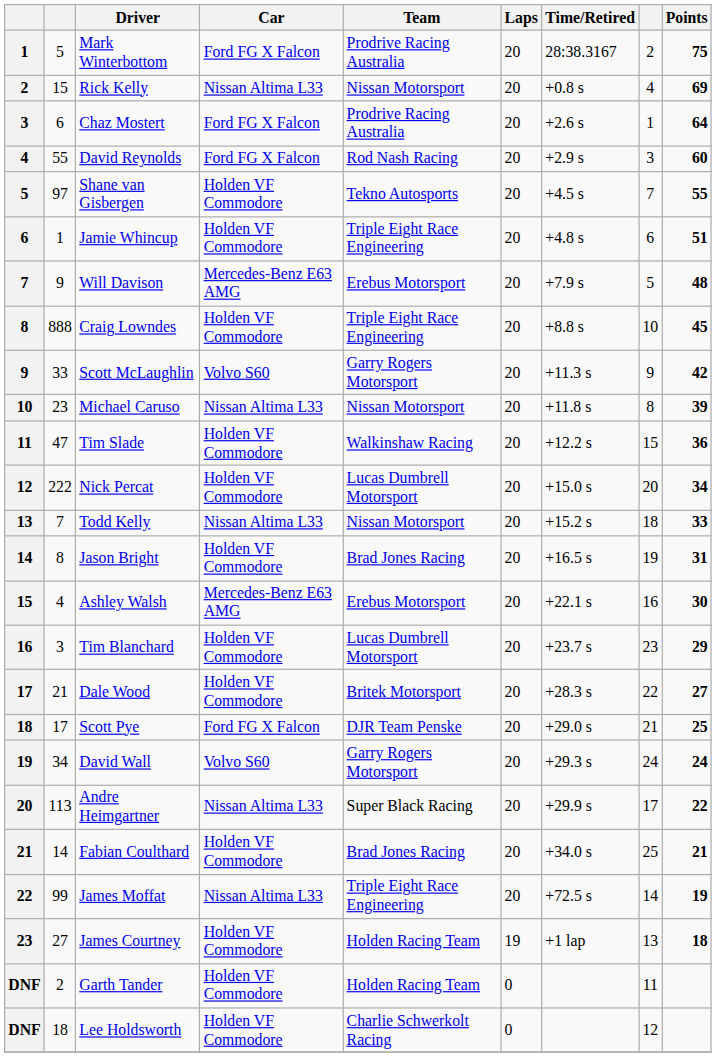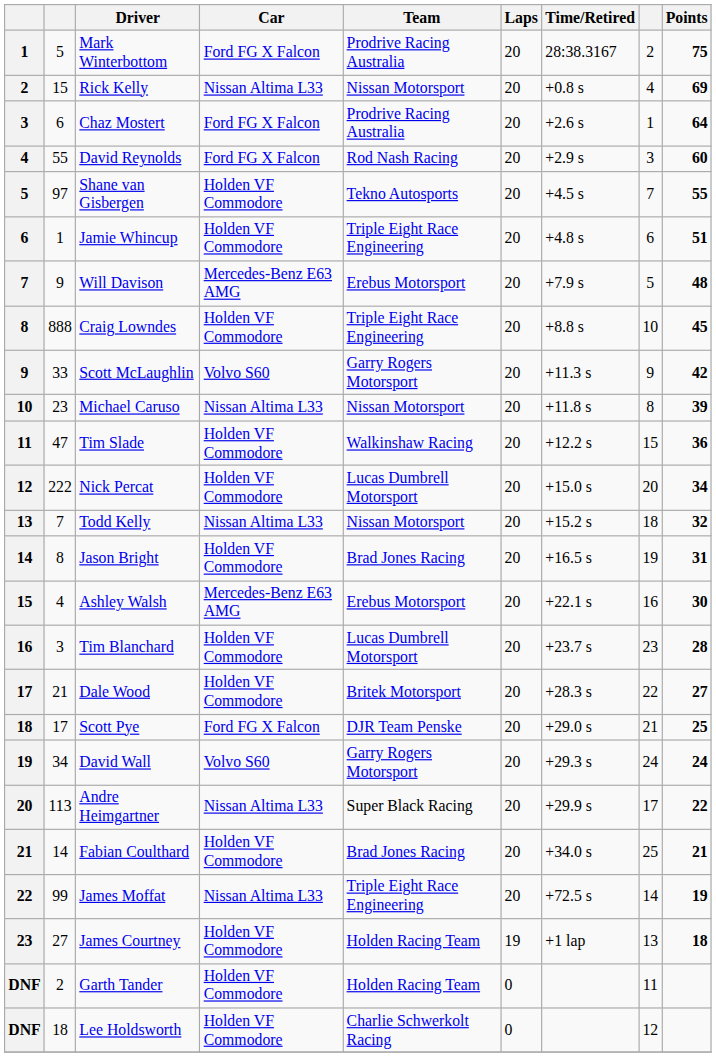(700, 522) 33 -> (700, 522) 32
(700, 646) 29 -> (700, 646) 28
